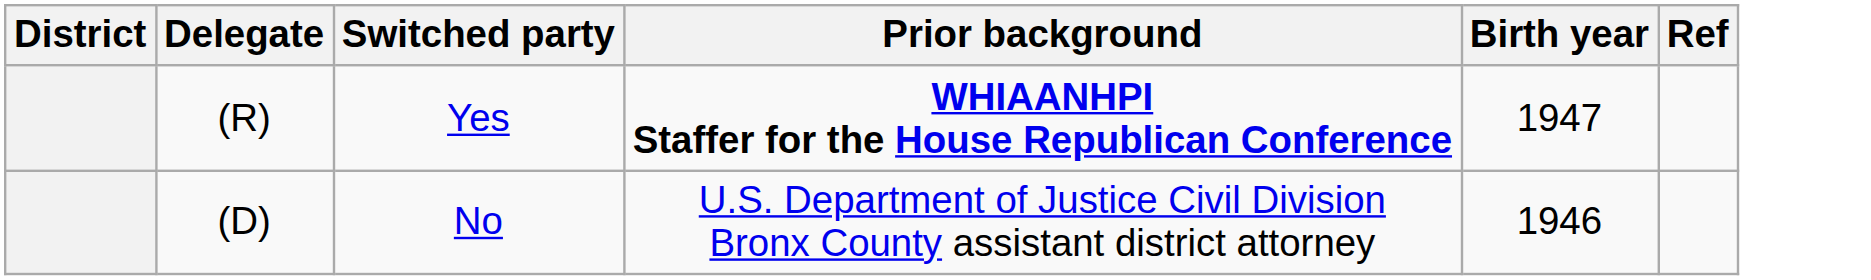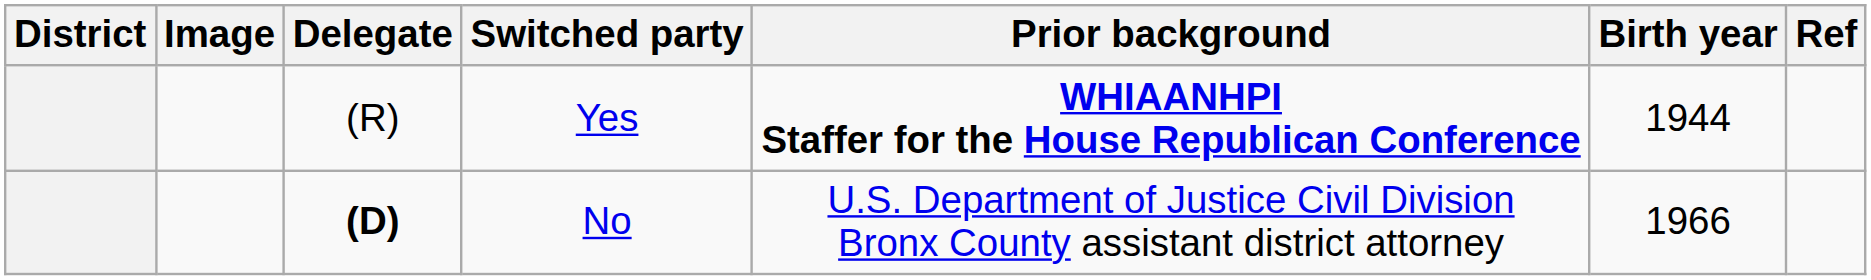+ column: (220, 34)
(1559, 117) 1947 -> (1688, 117) 1944
(244, 221) normal -> (373, 221) bold
(1559, 221) 1946 -> (1688, 221) 1966
